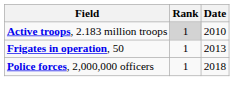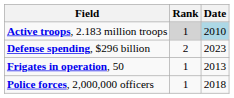(215, 31) no background -> (215, 31) lightblue background
+ row: (78, 48)
